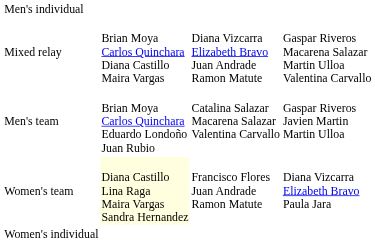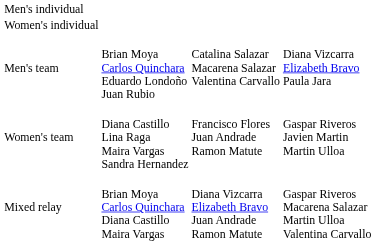rows swapped: (51, 233) <-> (33, 51)
(320, 121) Gaspar Riveros Javien Martin Martin Ulloa -> (321, 68) Diana Vizcarra Elizabeth Bravo Paula Jara
(145, 197) lightyellow background -> (145, 144) no background
(321, 191) Diana Vizcarra Elizabeth Bravo Paula Jara -> (320, 137) Gaspar Riveros Javien Martin Martin Ulloa
